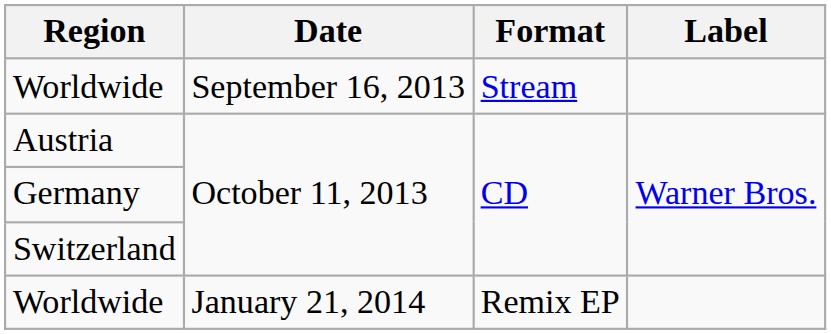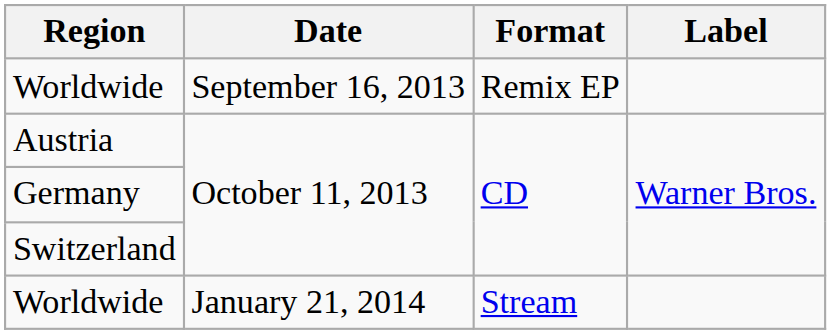(529, 85) Stream -> (550, 85) Remix EP
(550, 301) Remix EP -> (529, 301) Stream
